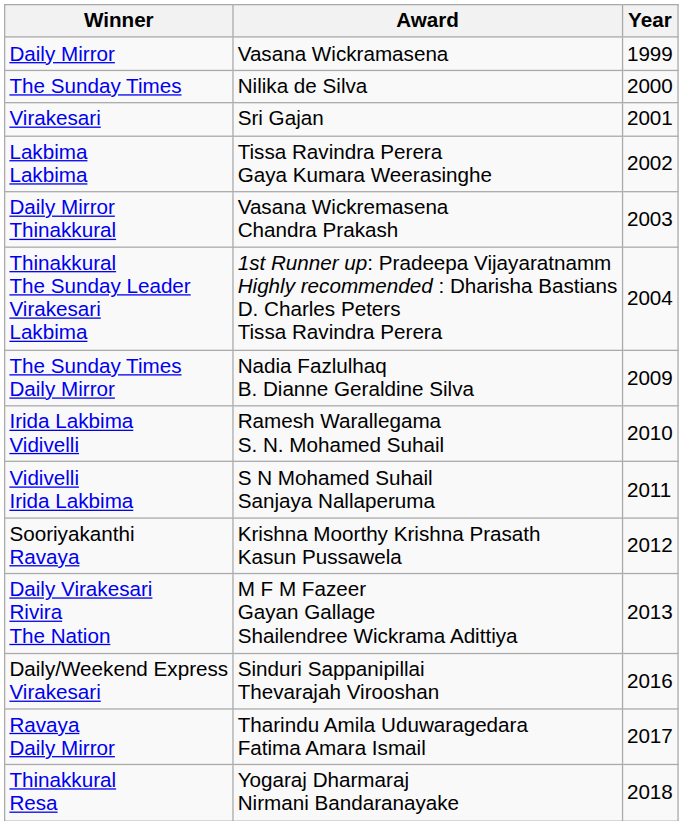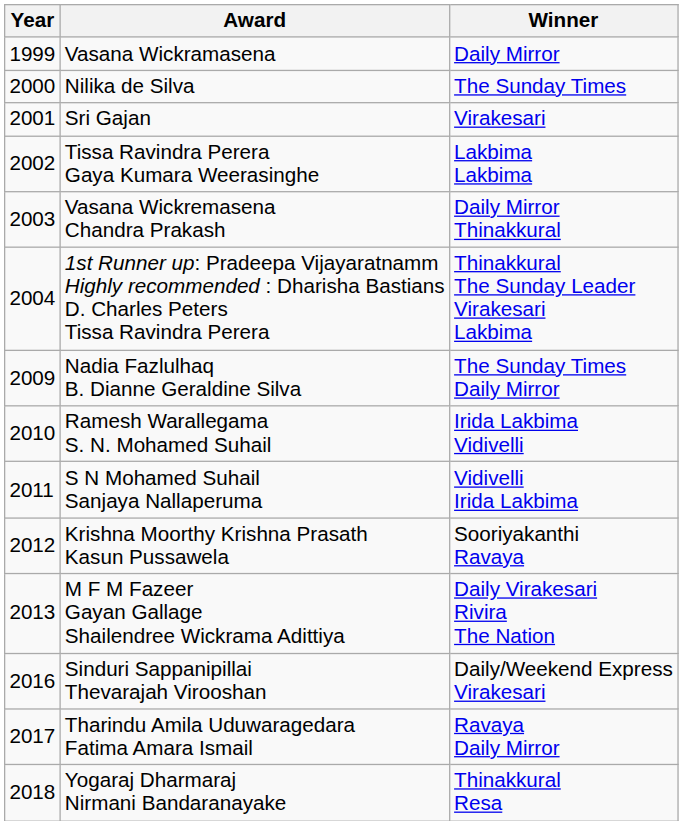columns swapped: (650, 20) <-> (119, 20)
